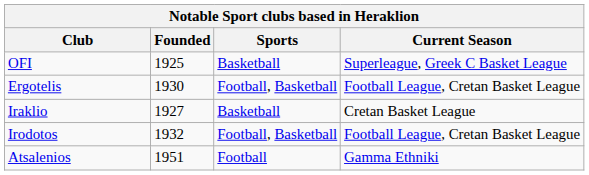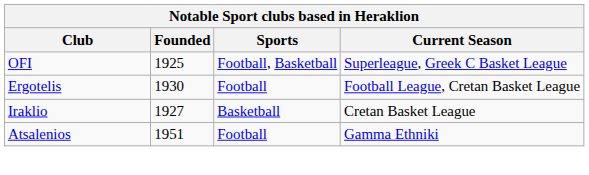(249, 63) Basketball -> (277, 63) Football, Basketball
(277, 87) Football, Basketball -> (242, 87) Football
- row: (33, 134)
